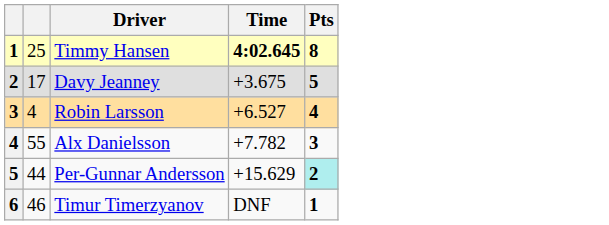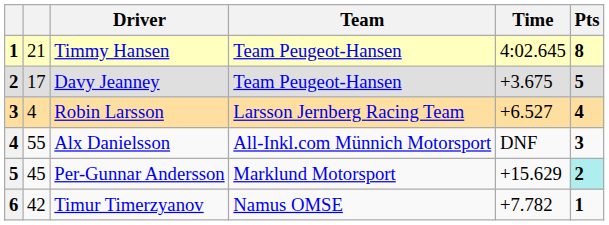+ column: (362, 20)
(36, 50) 25 -> (36, 50) 21
(267, 50) bold -> (533, 50) normal
(260, 143) +7.782 -> (519, 143) DNF
(36, 174) 44 -> (36, 174) 45
(36, 205) 46 -> (36, 205) 42
(252, 205) DNF -> (526, 205) +7.782
